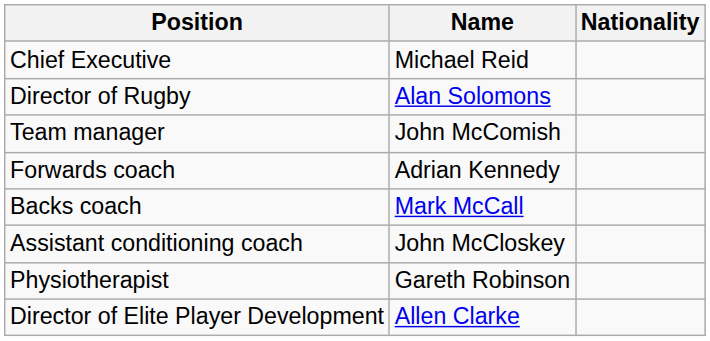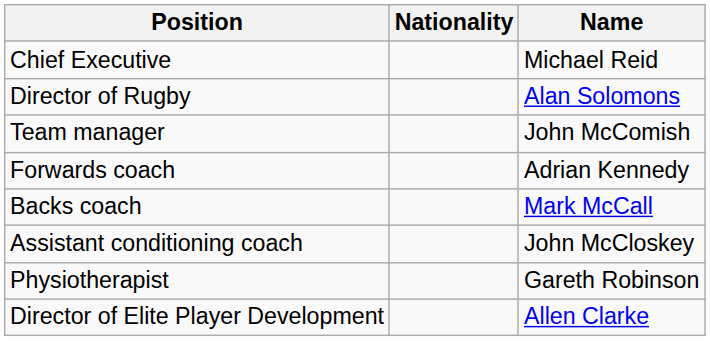columns swapped: (482, 22) <-> (640, 22)
